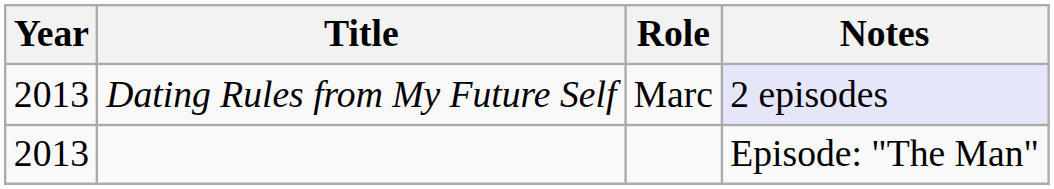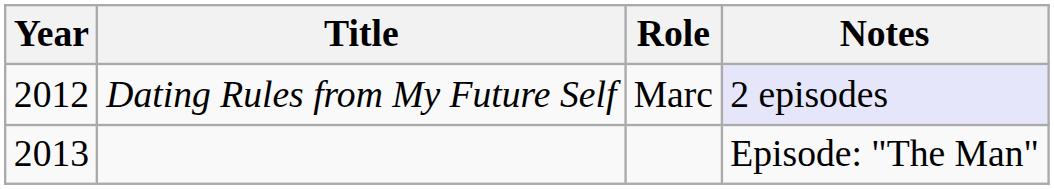(51, 93) 2013 -> (51, 93) 2012
